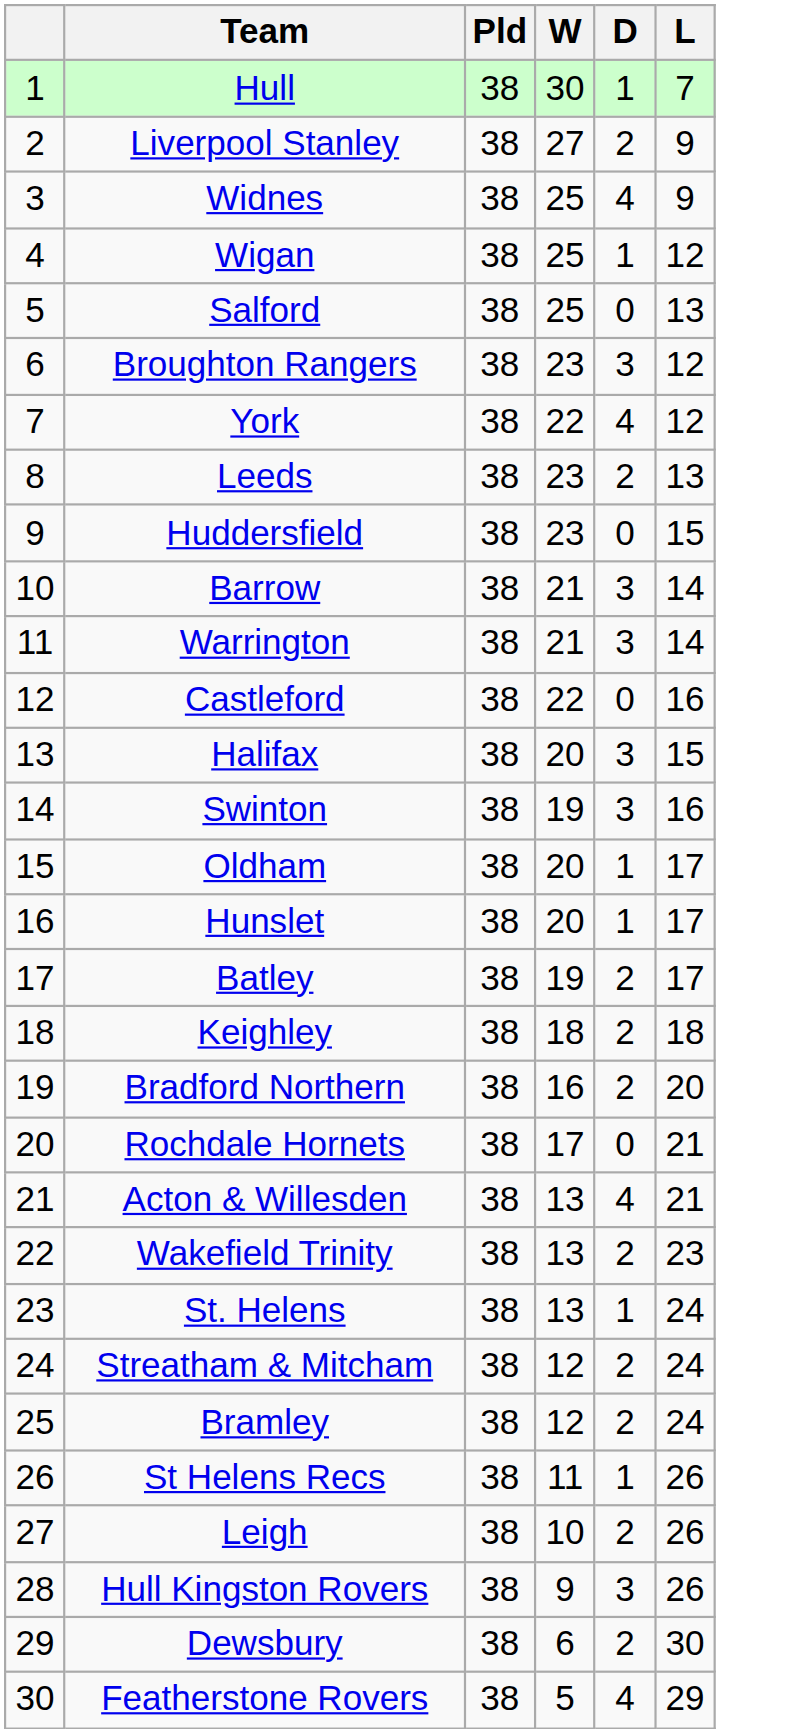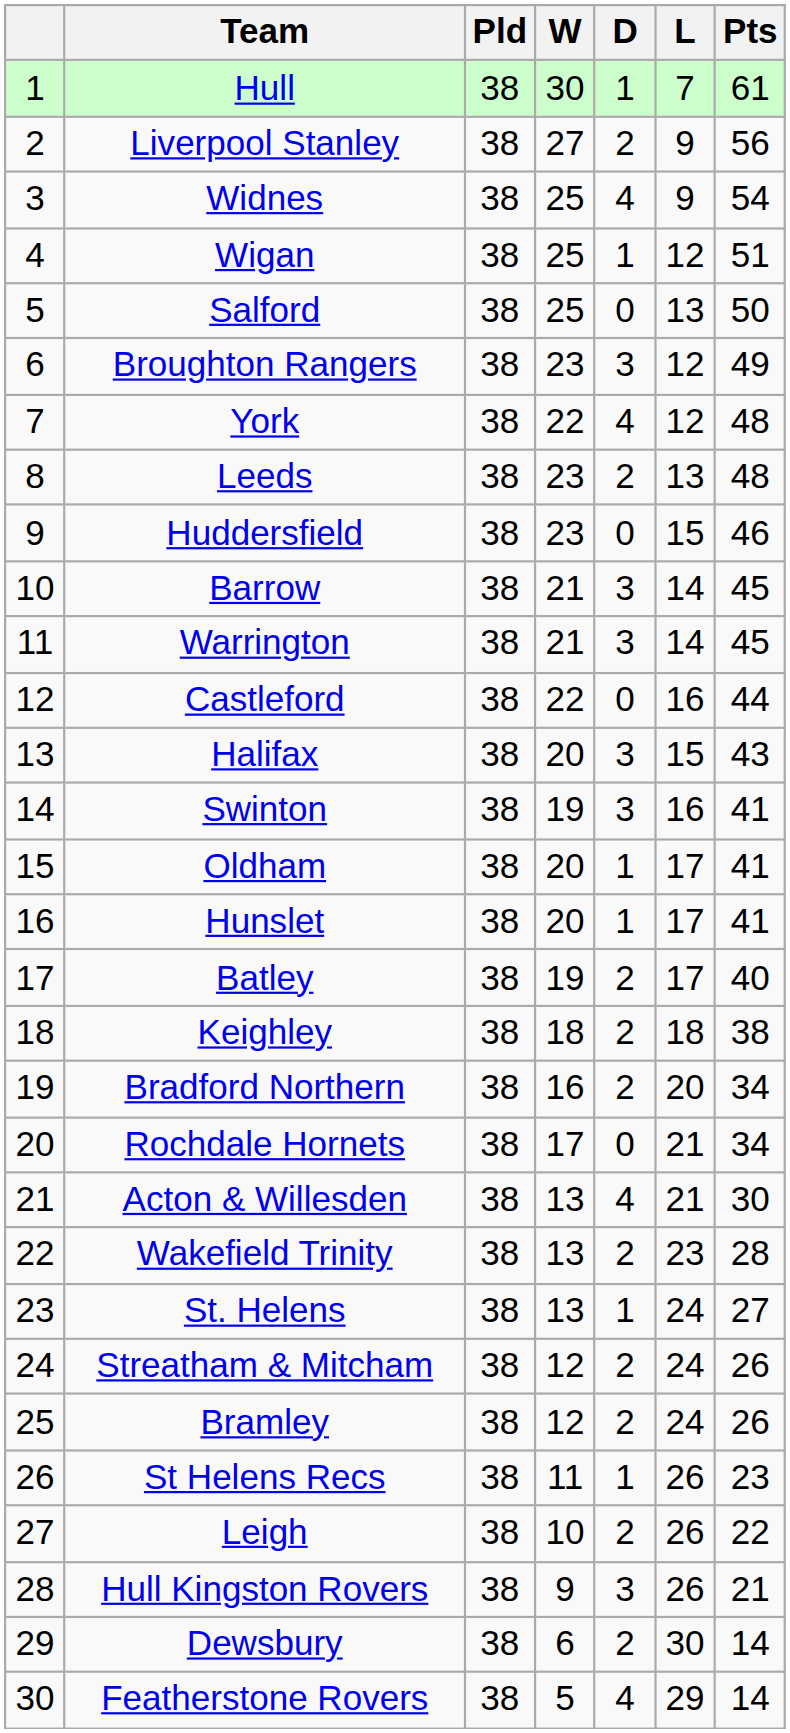+ column: (750, 32)
